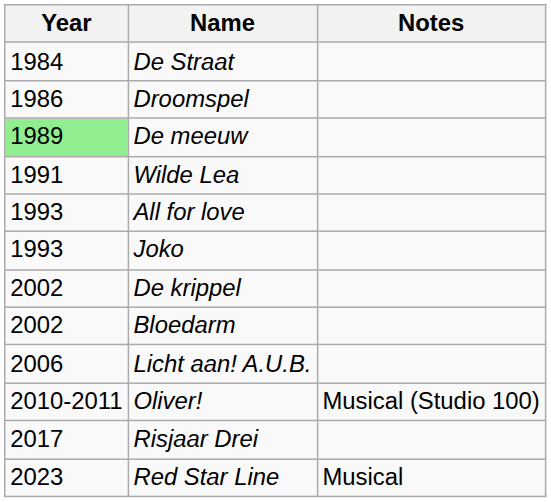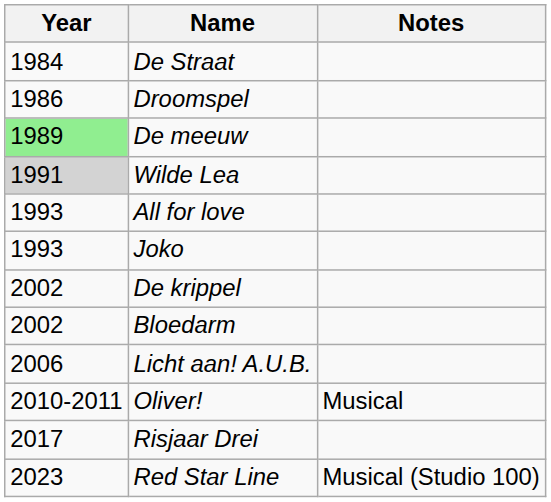(37, 174) no background -> (37, 174) lightgrey background
(431, 401) Musical (Studio 100) -> (363, 401) Musical
(363, 477) Musical -> (431, 477) Musical (Studio 100)
